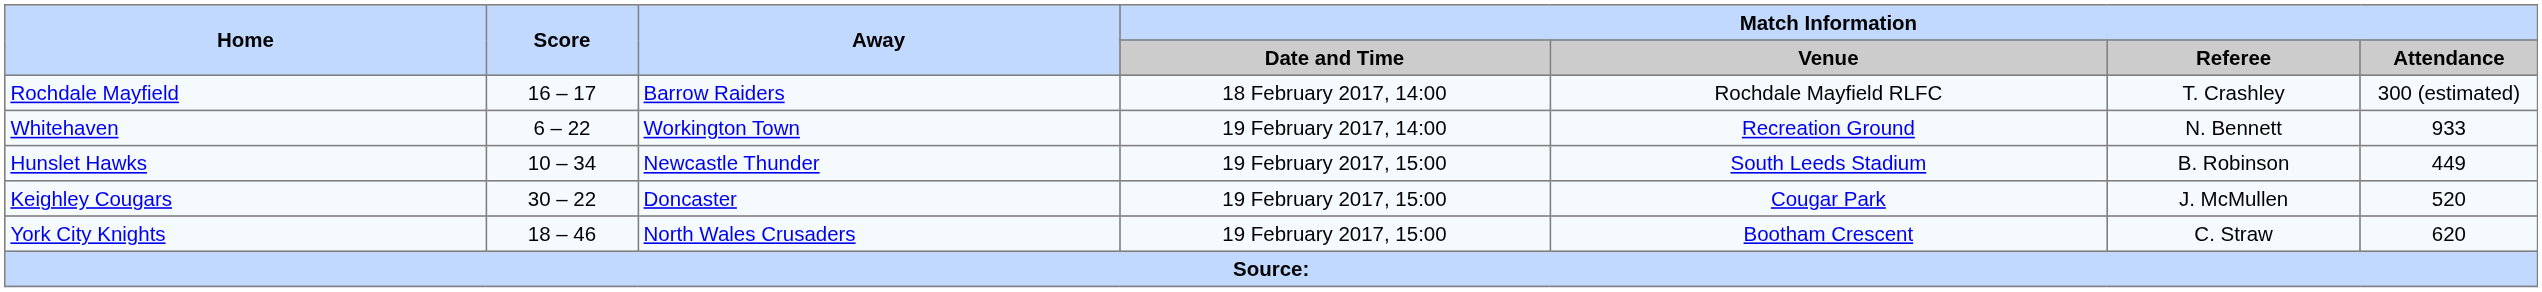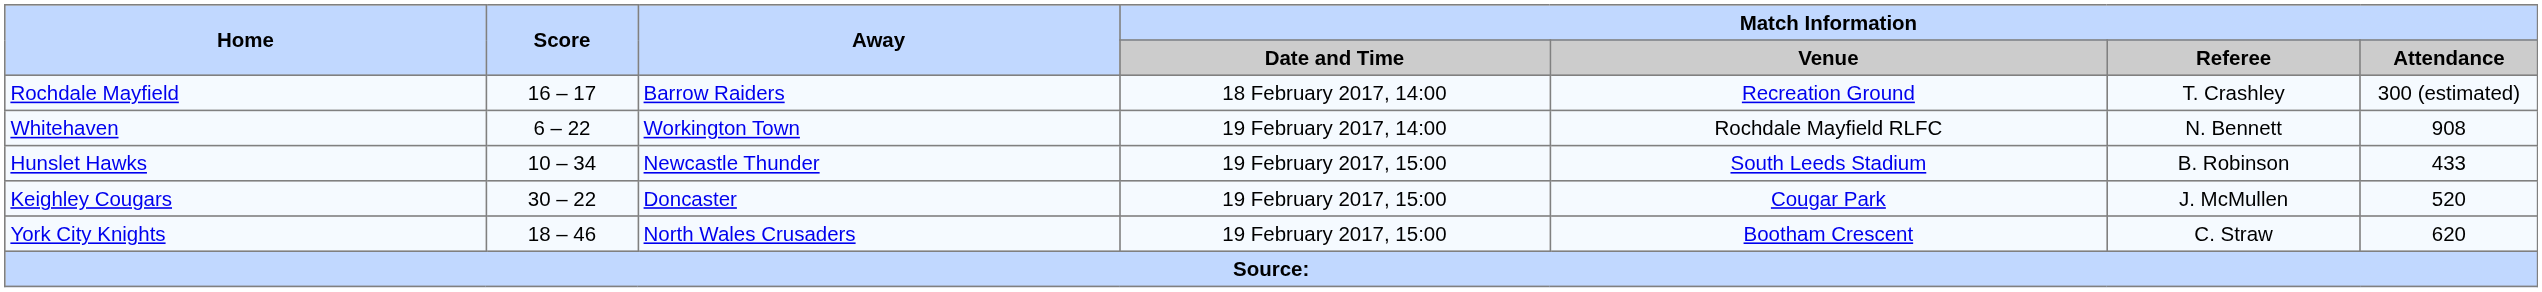(1828, 93) Rochdale Mayfield RLFC -> (1828, 93) Recreation Ground
(1828, 128) Recreation Ground -> (1828, 128) Rochdale Mayfield RLFC
(2449, 128) 933 -> (2449, 128) 908
(2449, 163) 449 -> (2449, 163) 433
